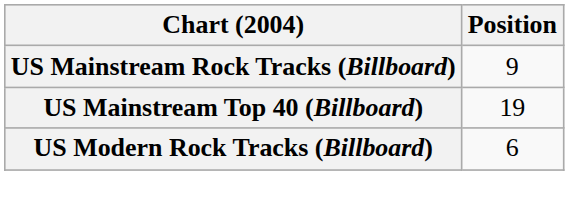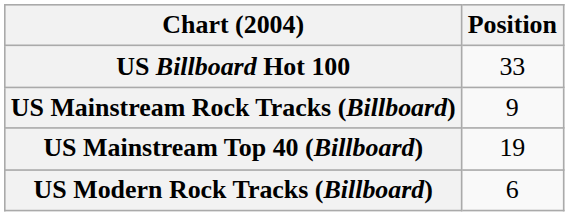+ row: (233, 66)
